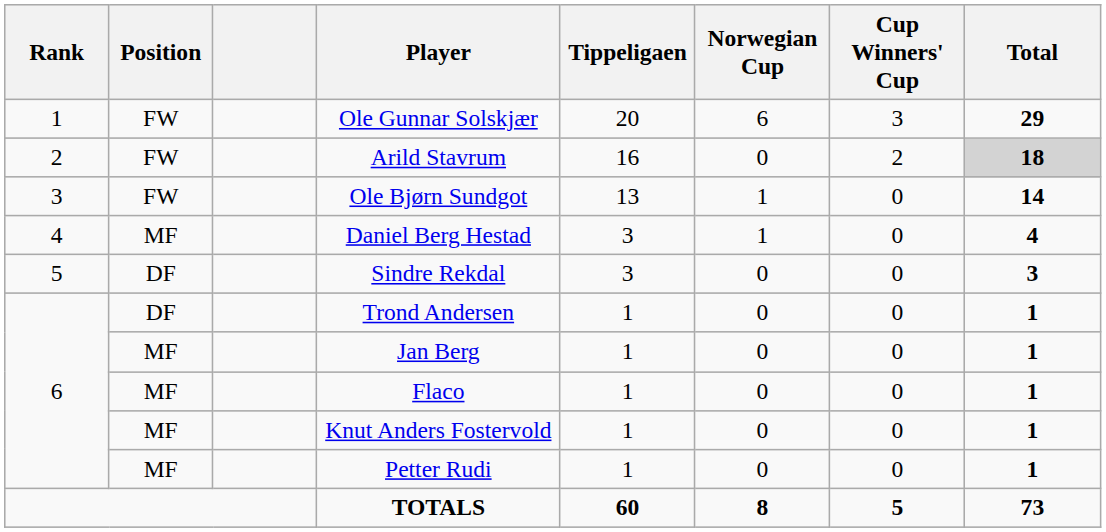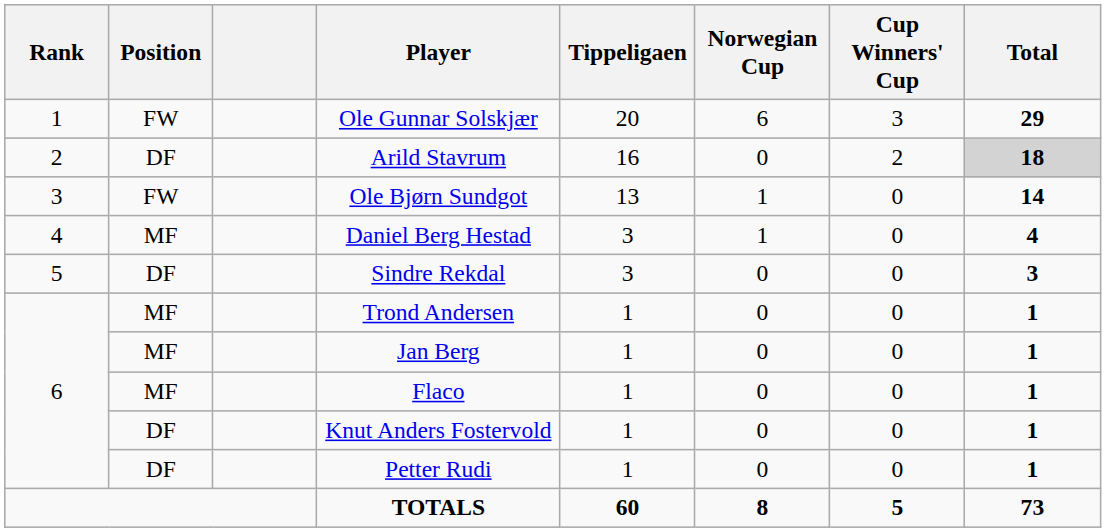(161, 157) FW -> (161, 157) DF
(161, 312) DF -> (161, 312) MF
(161, 429) MF -> (161, 429) DF
(161, 468) MF -> (161, 468) DF
